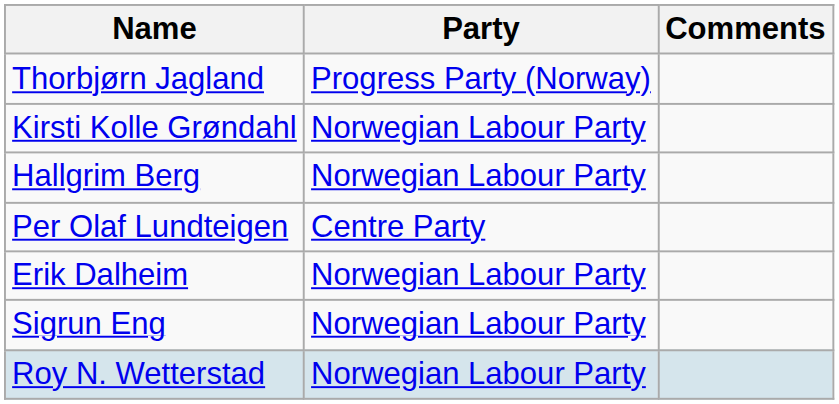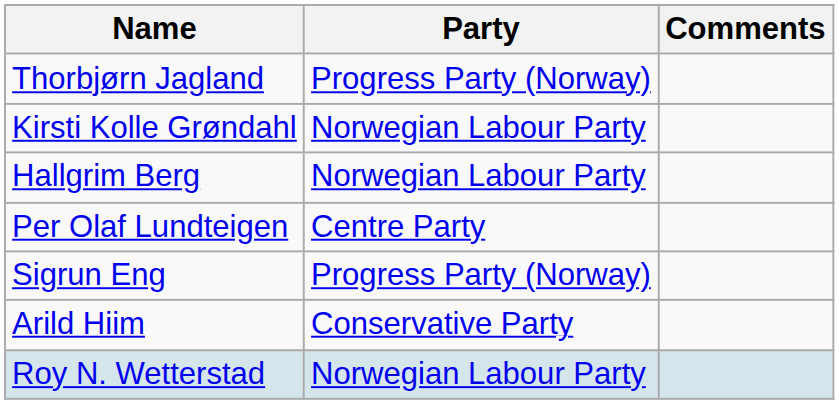- row: (100, 275)
(478, 324) Norwegian Labour Party -> (481, 275) Progress Party (Norway)
+ row: (79, 324)
